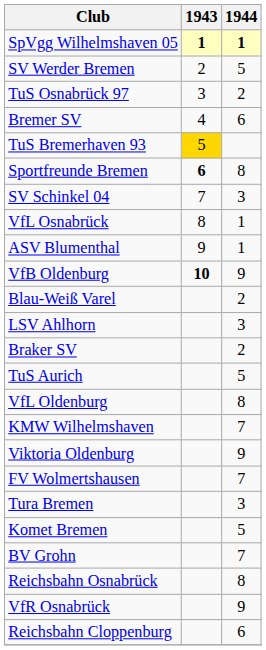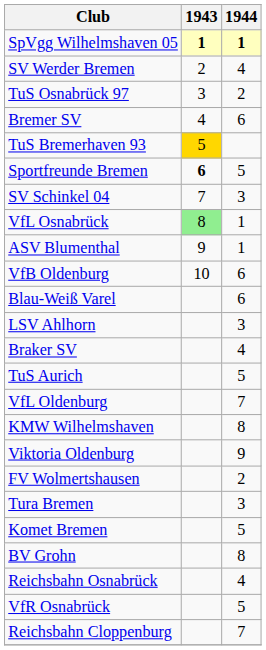(241, 68) 5 -> (241, 68) 4
(241, 171) 8 -> (241, 171) 5
(201, 222) no background -> (201, 222) lightgreen background
(201, 273) bold -> (201, 273) normal
(241, 273) 9 -> (241, 273) 6
(241, 299) 2 -> (241, 299) 6
(241, 350) 2 -> (241, 350) 4
(241, 401) 8 -> (241, 401) 7
(241, 427) 7 -> (241, 427) 8
(241, 478) 7 -> (241, 478) 2
(241, 555) 7 -> (241, 555) 8
(241, 581) 8 -> (241, 581) 4
(241, 606) 9 -> (241, 606) 5
(241, 632) 6 -> (241, 632) 7
